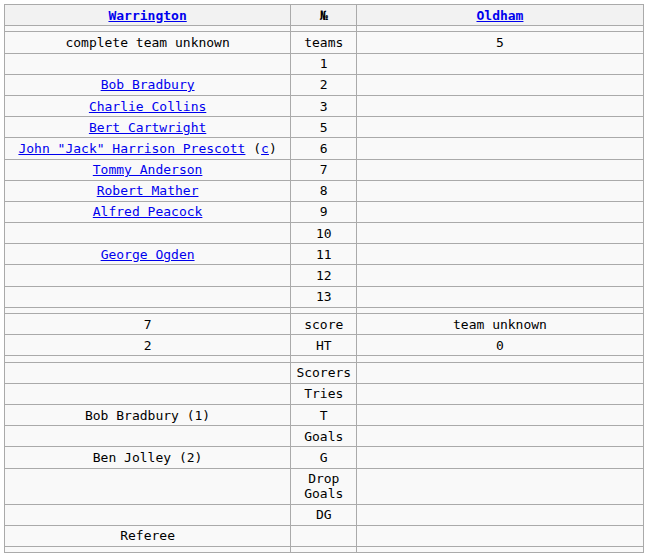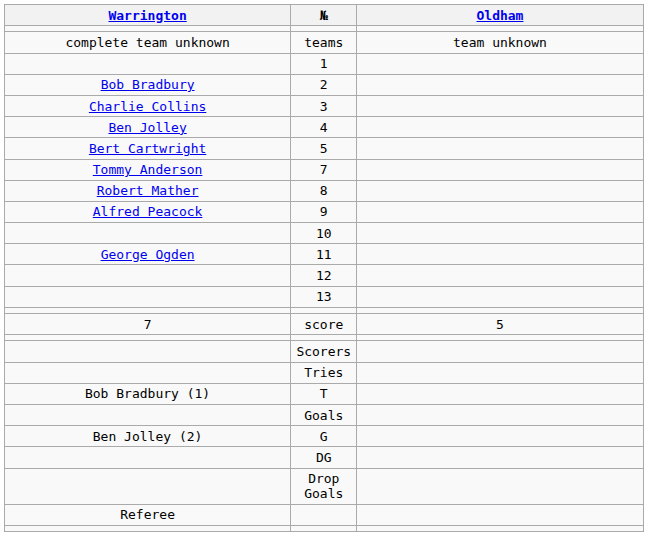(500, 42) 5 -> (500, 42) team unknown
+ row: (148, 127)
- row: (148, 148)
(500, 324) team unknown -> (500, 324) 5
- row: (148, 345)
rows swapped: (148, 486) <-> (148, 515)
